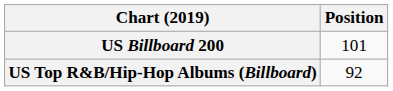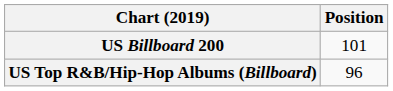(354, 72) 92 -> (354, 72) 96
